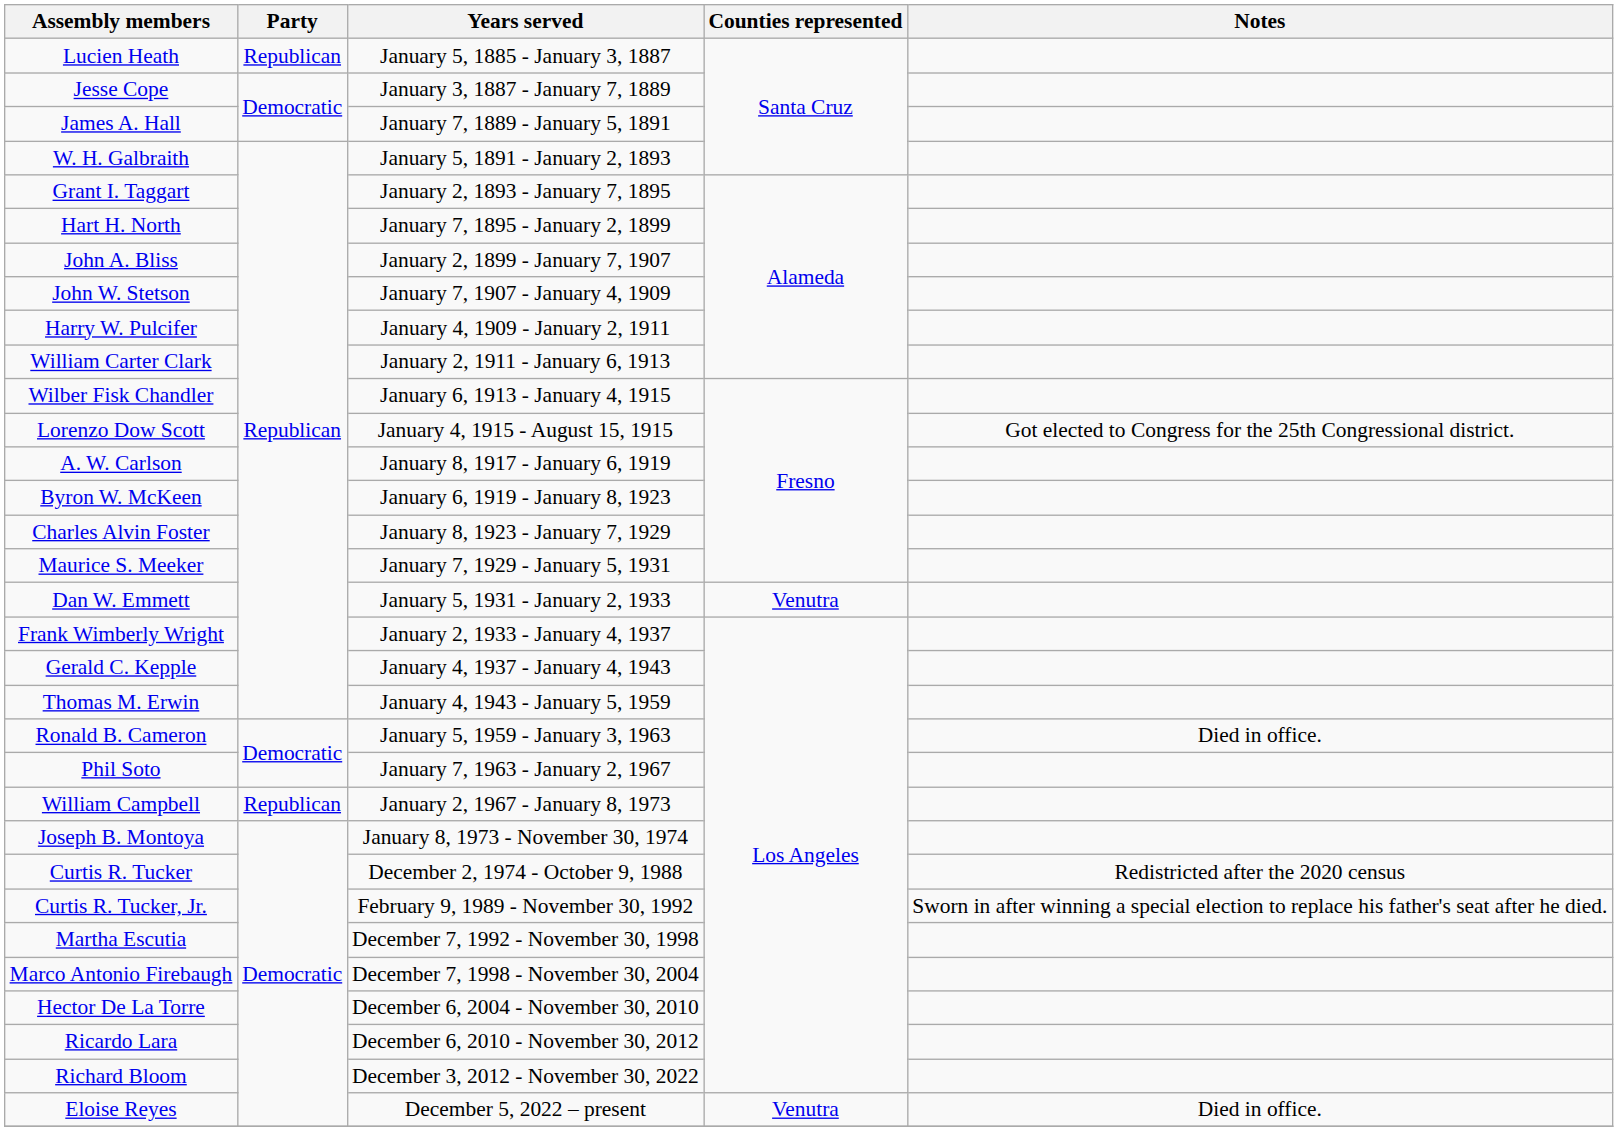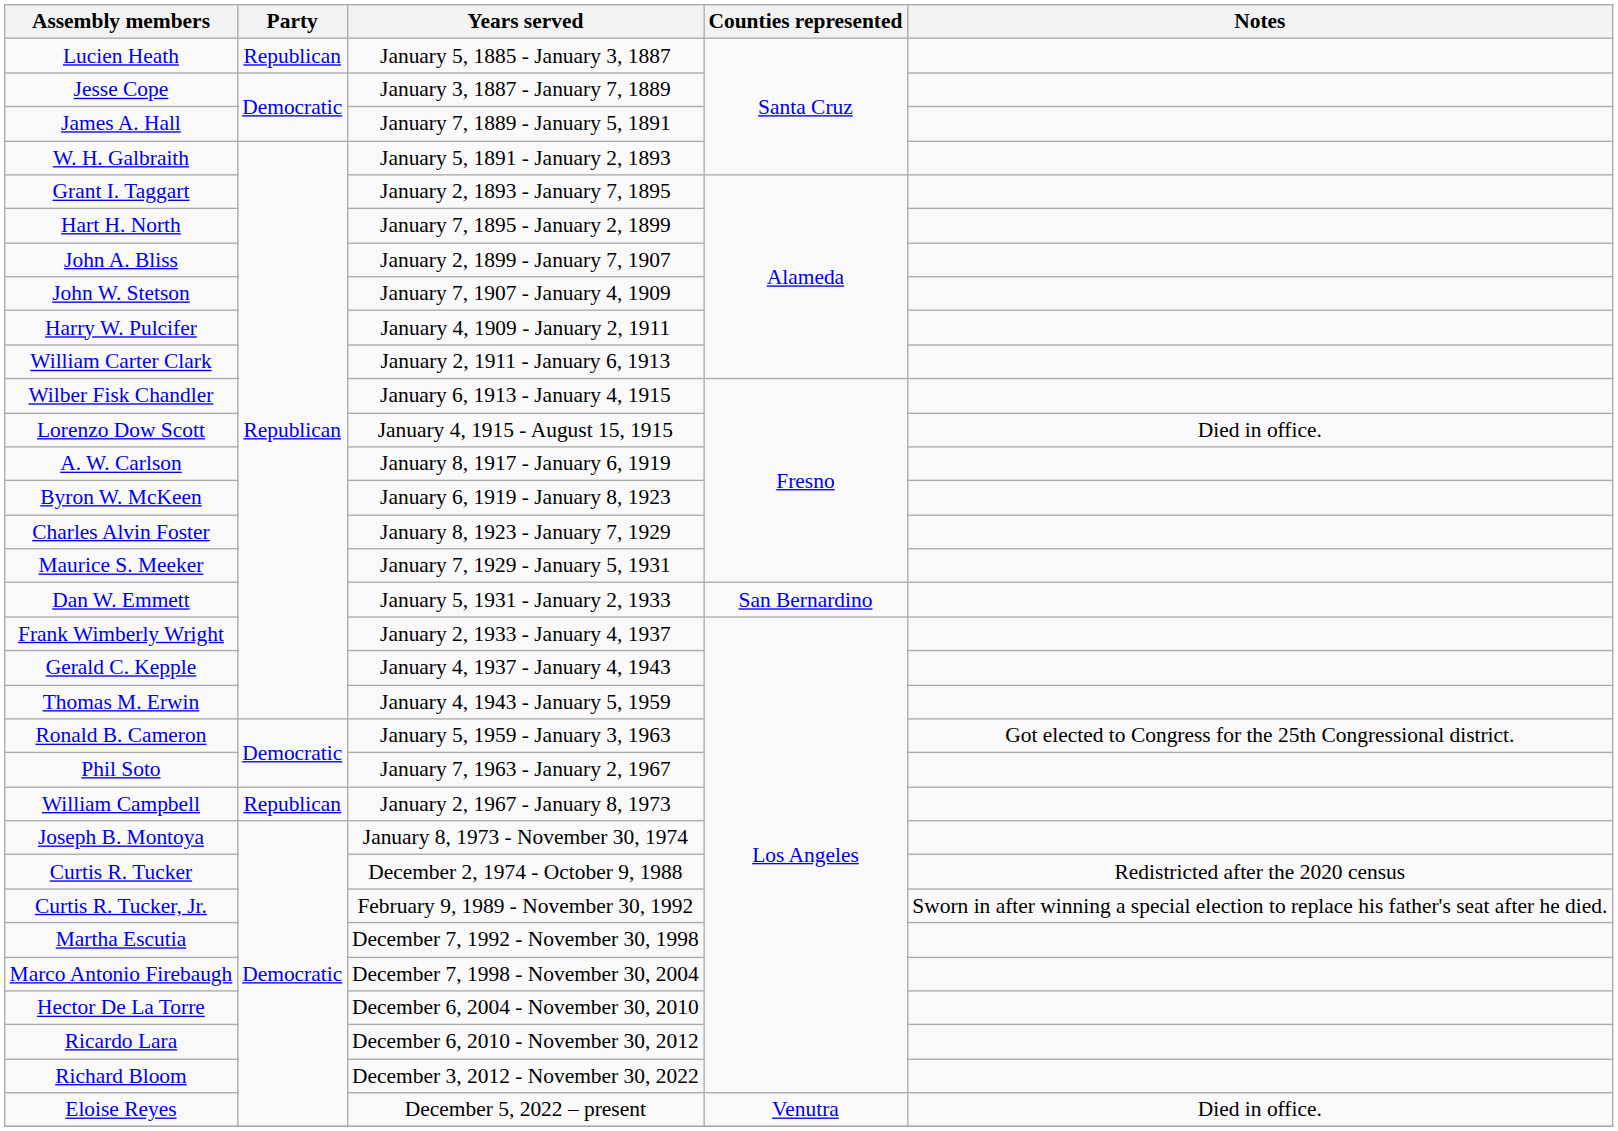(1260, 429) Got elected to Congress for the 25th Congressional district. -> (1260, 429) Died in office.
(805, 599) Venutra -> (805, 599) San Bernardino
(1260, 735) Died in office. -> (1260, 735) Got elected to Congress for the 25th Congressional district.
